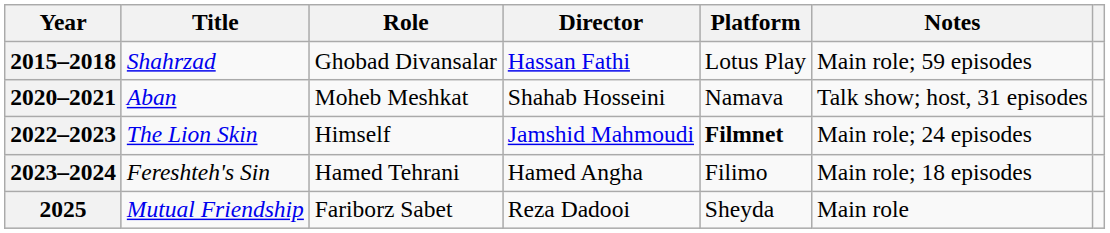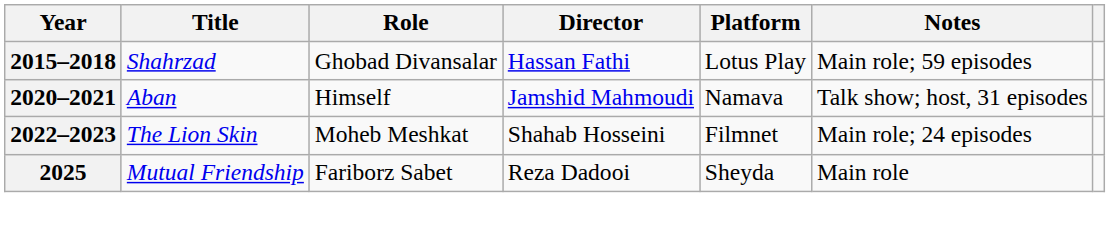(391, 97) Moheb Meshkat -> (353, 97) Himself
(587, 97) Shahab Hosseini -> (601, 97) Jamshid Mahmoudi
(353, 135) Himself -> (391, 135) Moheb Meshkat
(601, 135) Jamshid Mahmoudi -> (587, 135) Shahab Hosseini
(744, 135) bold -> (741, 135) normal
- row: (63, 172)
